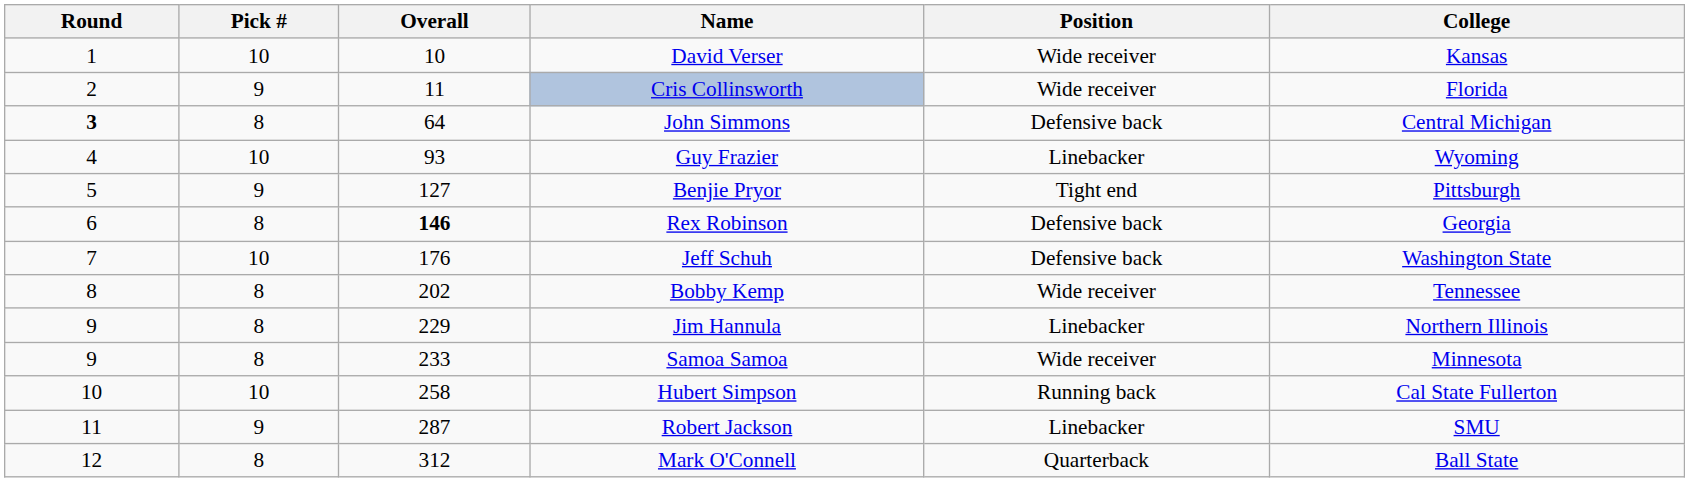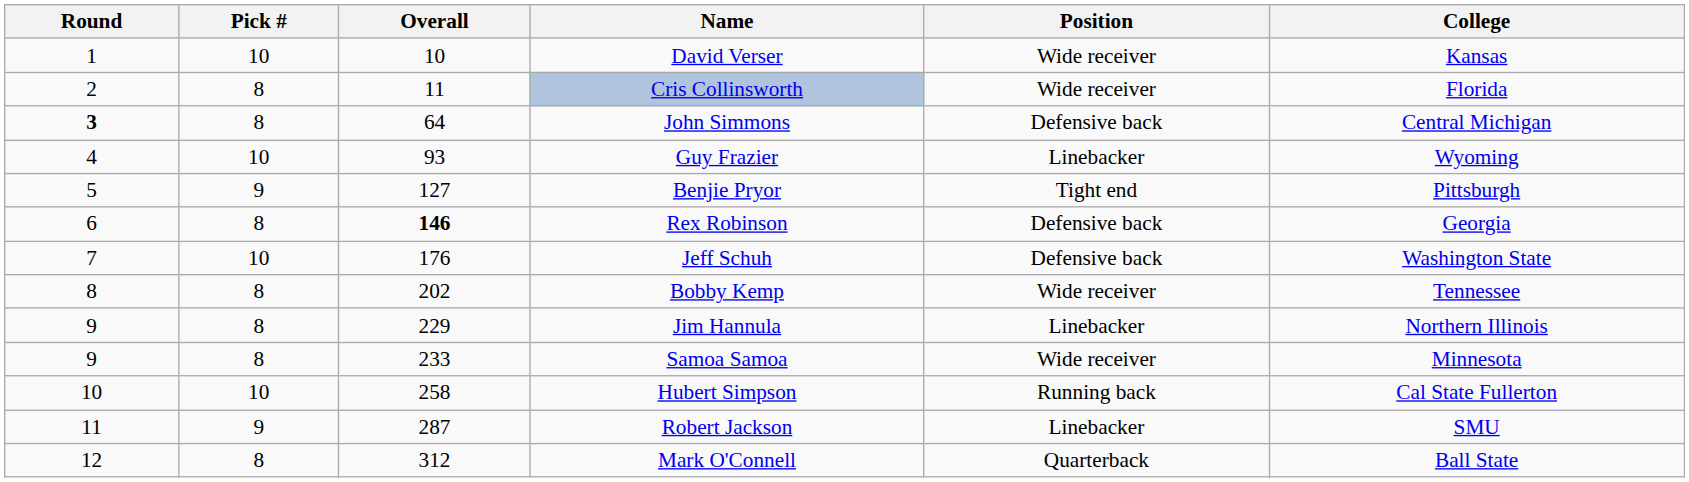(259, 88) 9 -> (259, 88) 8
